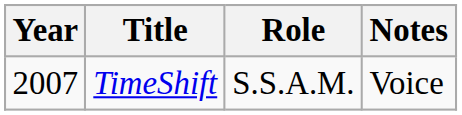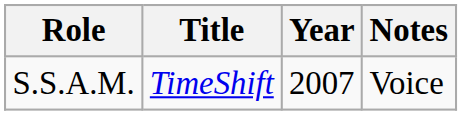columns swapped: (45, 30) <-> (293, 30)
